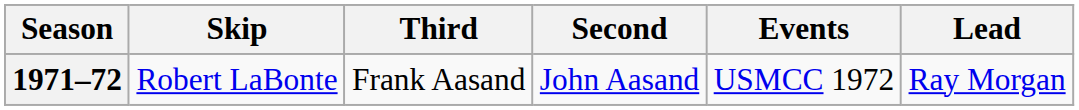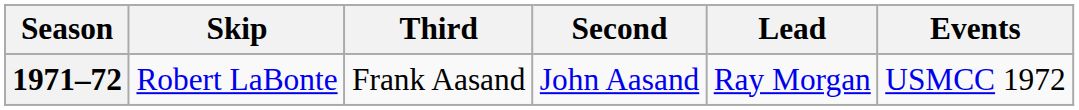columns swapped: (987, 29) <-> (804, 29)
